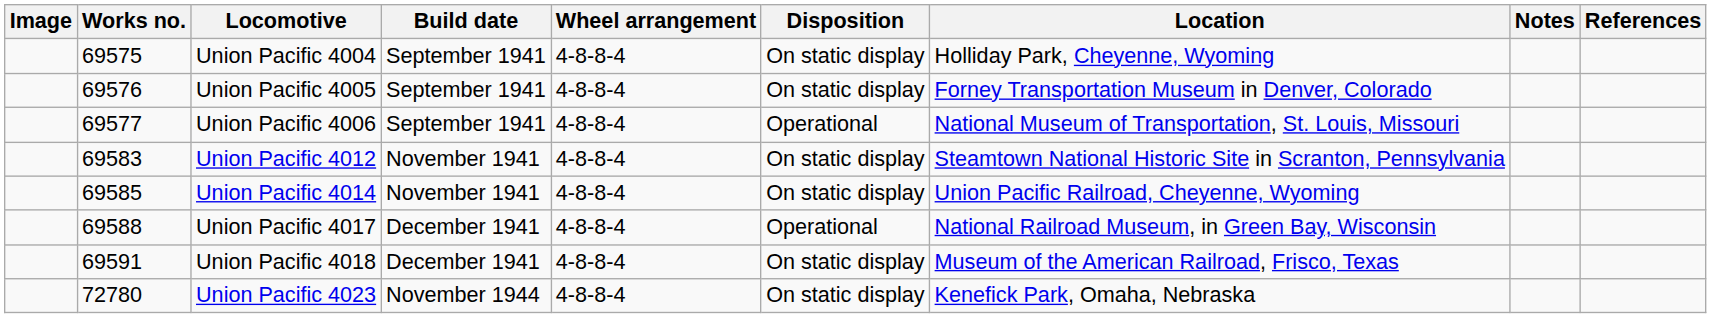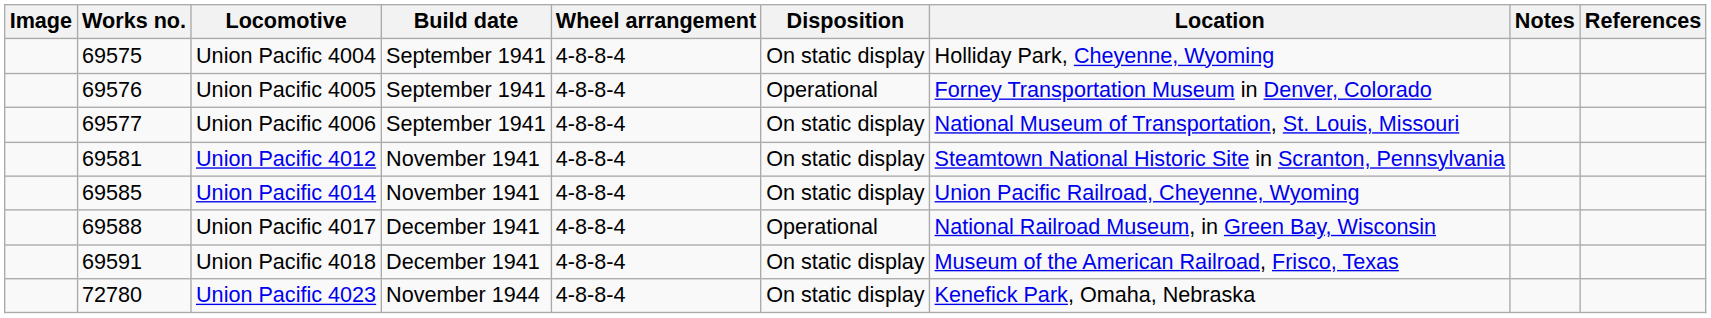(845, 90) On static display -> (822, 90) Operational
(822, 124) Operational -> (845, 124) On static display
(112, 158) 69583 -> (112, 158) 69581
